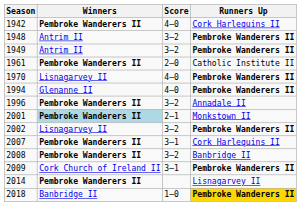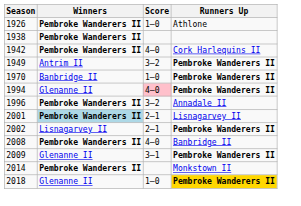+ row: (16, 24)
+ row: (16, 37)
- row: (16, 37)
- row: (16, 63)
(73, 77) Lisnagarvey II -> (68, 77) Banbridge II
(172, 77) 4–0 -> (152, 77) 1–0
(172, 90) no background -> (152, 90) pink background
(222, 116) Monkstown II -> (207, 116) Lisnagarvey II
(172, 129) 3–2 -> (152, 129) 2–1
- row: (16, 142)
(172, 155) 3–2 -> (152, 142) 4–0
(100, 169) Cork Church of Ireland II -> (66, 155) Glenanne II
(226, 182) Lisnagarvey II -> (202, 169) Monkstown II
(68, 195) Banbridge II -> (66, 182) Glenanne II
